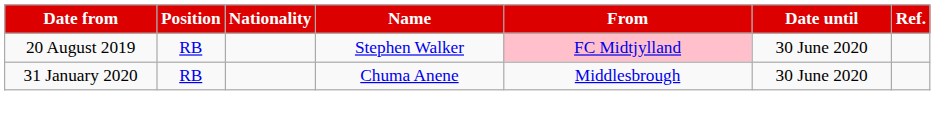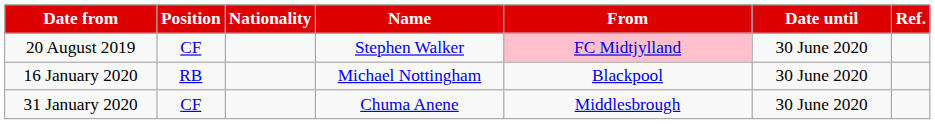(191, 47) RB -> (191, 47) CF
+ row: (81, 76)
(191, 76) RB -> (191, 104) CF
